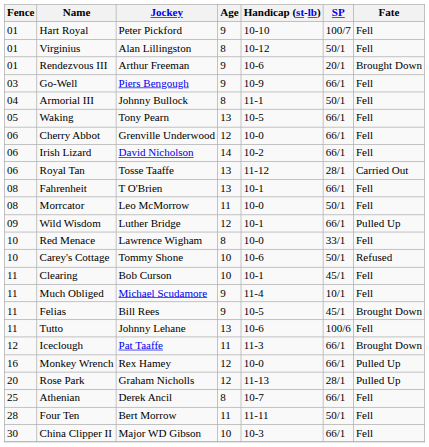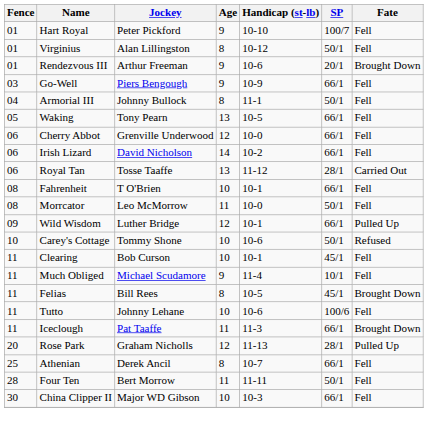(226, 188) 13 -> (224, 188) 10
- row: (67, 240)
(223, 310) 9 -> (221, 293) 8
(226, 328) 13 -> (224, 310) 10
(12, 345) 12 -> (12, 328) 11
- row: (76, 363)
